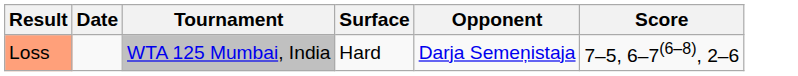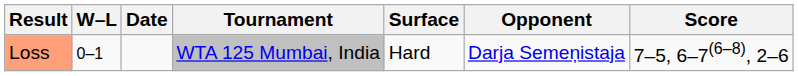+ column: (97, 19)
